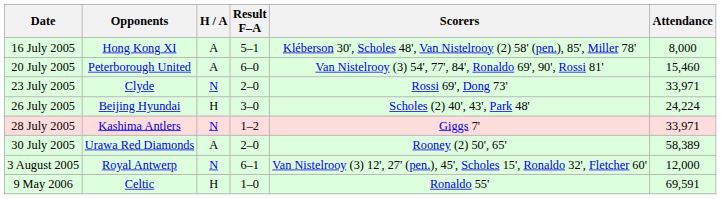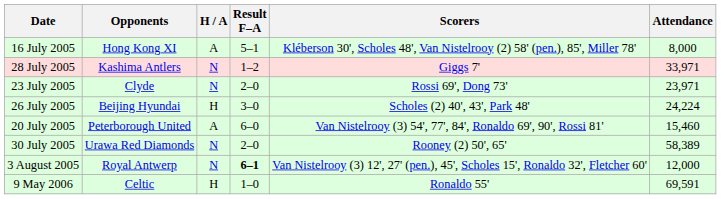rows swapped: (43, 67) <-> (43, 125)
(683, 86) 33,971 -> (683, 86) 23,971
(214, 145) A -> (214, 145) N
(250, 164) normal -> (250, 164) bold
